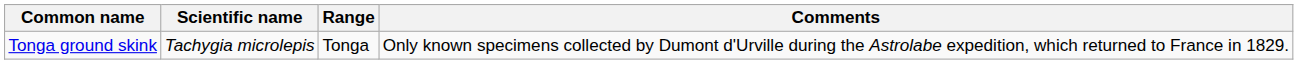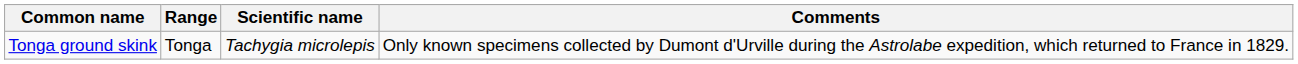columns swapped: (240, 18) <-> (349, 18)
